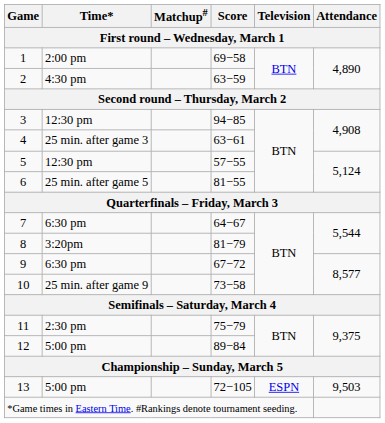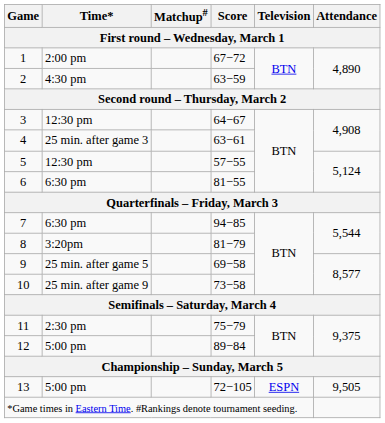(230, 58) 69−58 -> (230, 58) 67−72
(230, 120) 94−85 -> (230, 120) 64−67
(97, 181) 25 min. after game 5 -> (66, 181) 6:30 pm
(230, 222) 64−67 -> (230, 222) 94−85
(66, 264) 6:30 pm -> (97, 264) 25 min. after game 5
(230, 264) 67−72 -> (230, 264) 69−58
(347, 387) 9,503 -> (347, 387) 9,505
